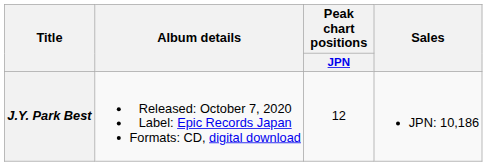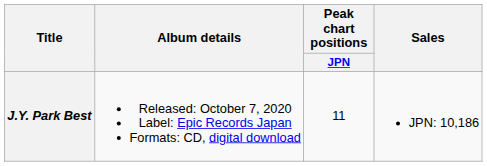(339, 116) 12 -> (339, 116) 11
